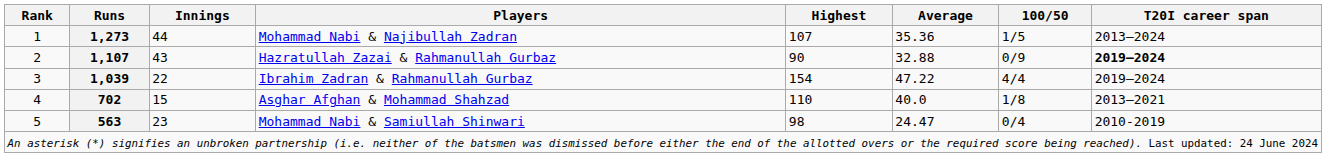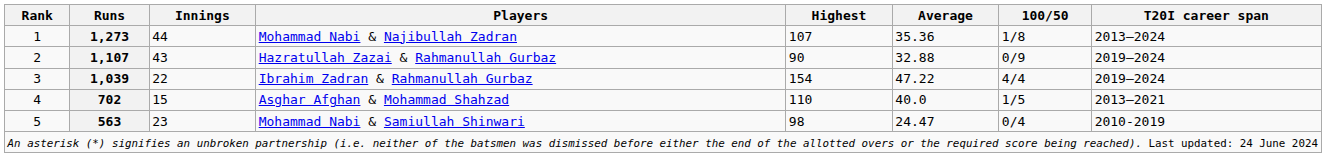(1014, 36) 1/5 -> (1014, 36) 1/8
(1130, 57) bold -> (1130, 57) normal
(1014, 100) 1/8 -> (1014, 100) 1/5
